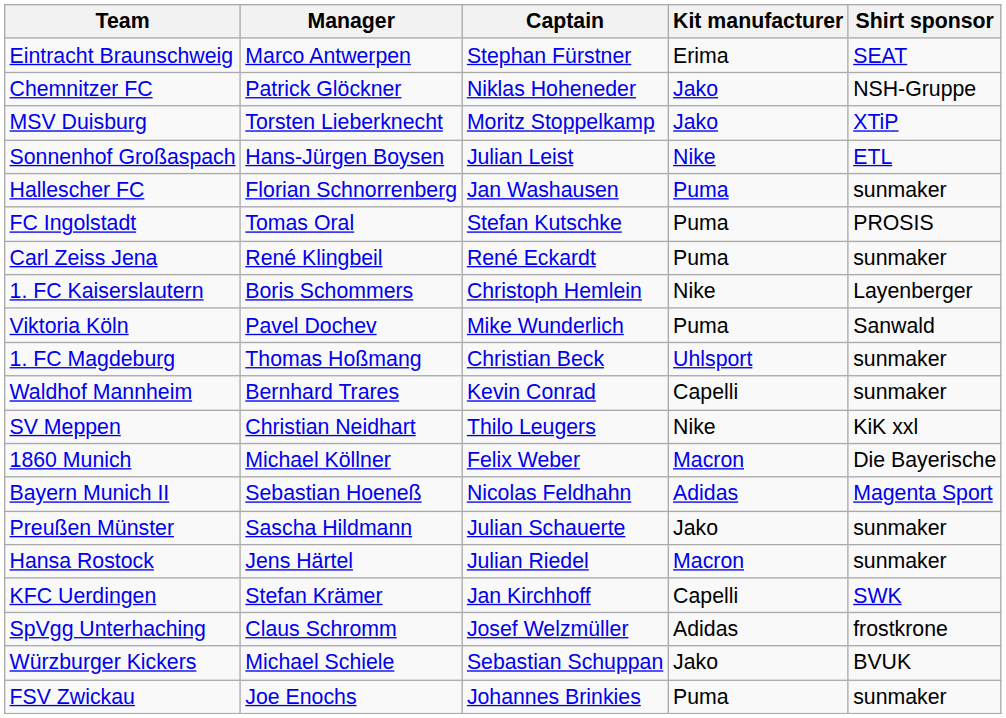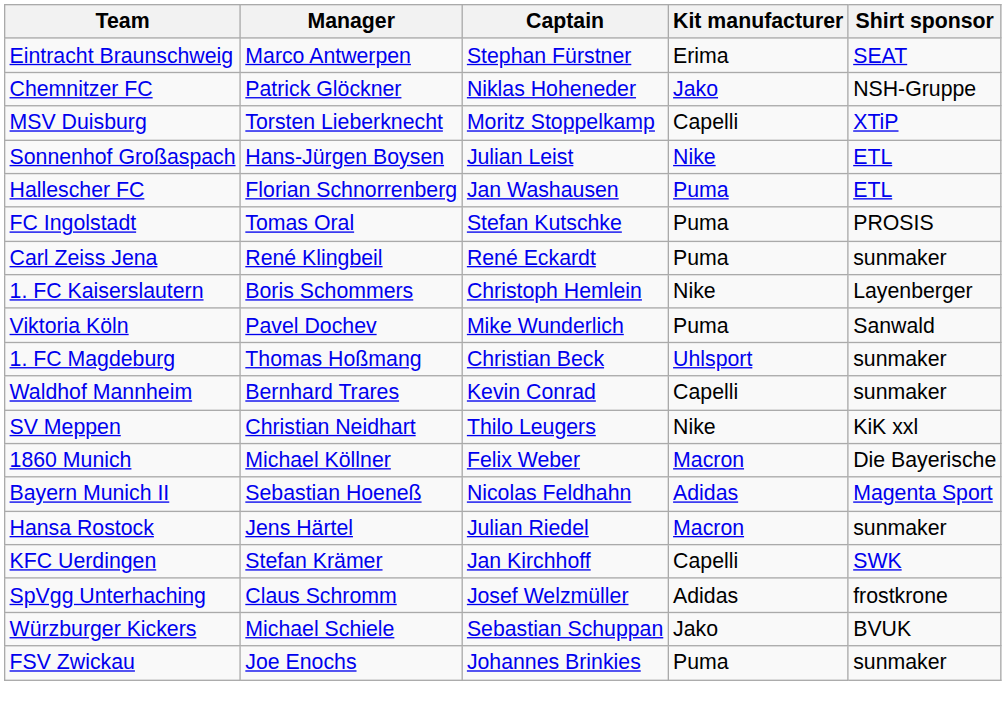(696, 122) Jako -> (706, 122) Capelli
(900, 190) sunmaker -> (873, 190) ETL
- row: (92, 527)
